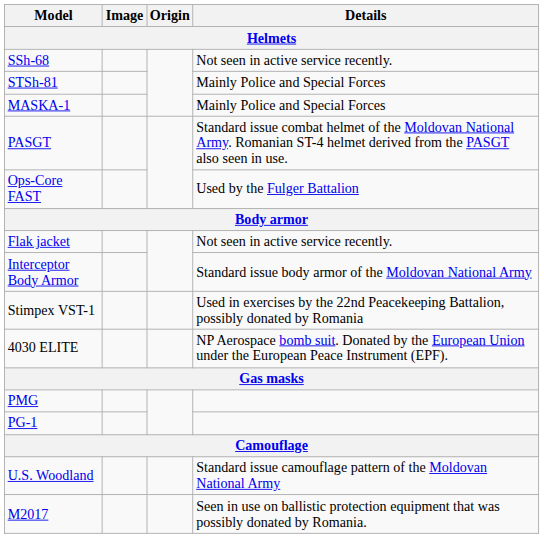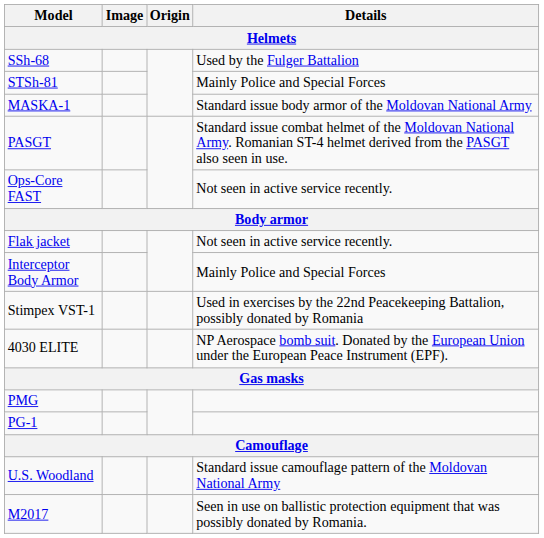(294, 60) Not seen in active service recently. -> (278, 60) Used by the Fulger Battalion
(291, 104) Mainly Police and Special Forces -> (364, 104) Standard issue body armor of the Moldovan National Army
(278, 189) Used by the Fulger Battalion -> (294, 189) Not seen in active service recently.
(364, 272) Standard issue body armor of the Moldovan National Army -> (291, 272) Mainly Police and Special Forces
